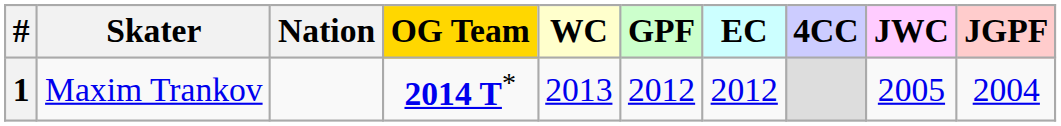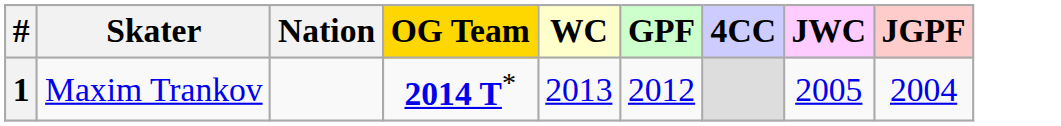- column: (744, 31)
